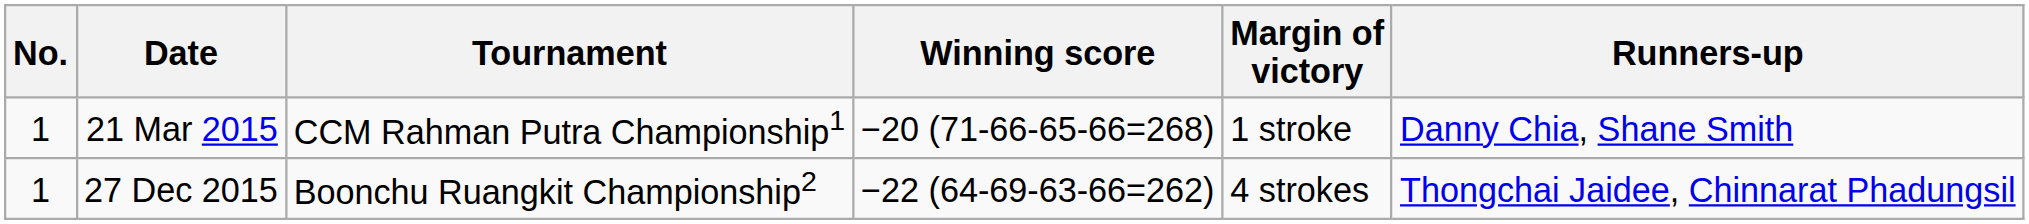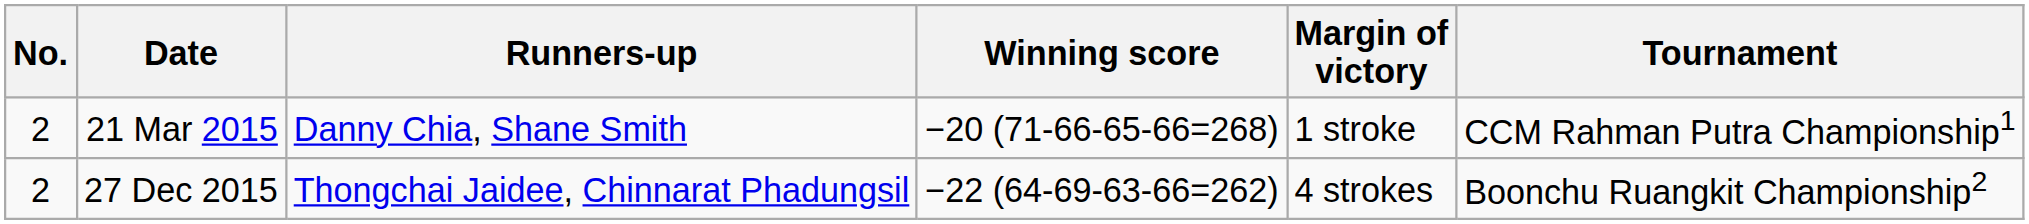columns swapped: (569, 52) <-> (1708, 52)
(41, 128) 1 -> (41, 128) 2
(41, 189) 1 -> (41, 189) 2
